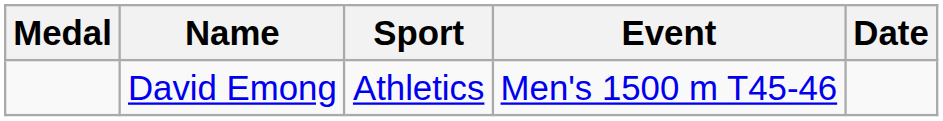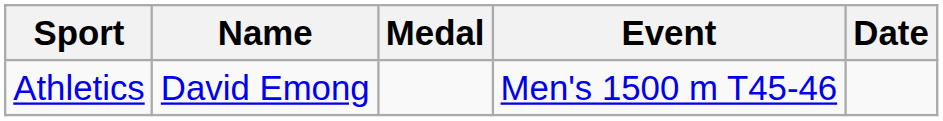columns swapped: (63, 33) <-> (419, 33)
